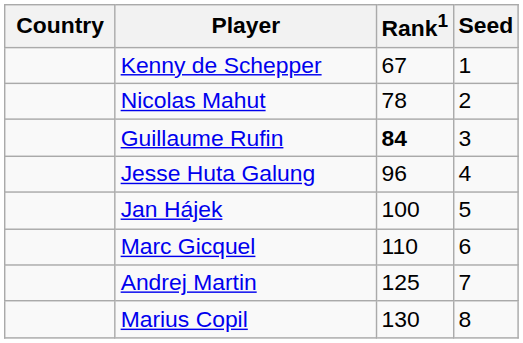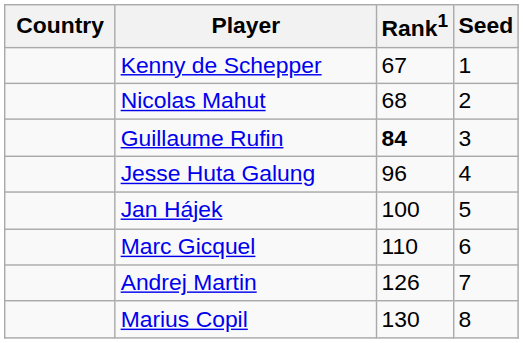(394, 101) 78 -> (394, 101) 68
(401, 282) 125 -> (401, 282) 126
